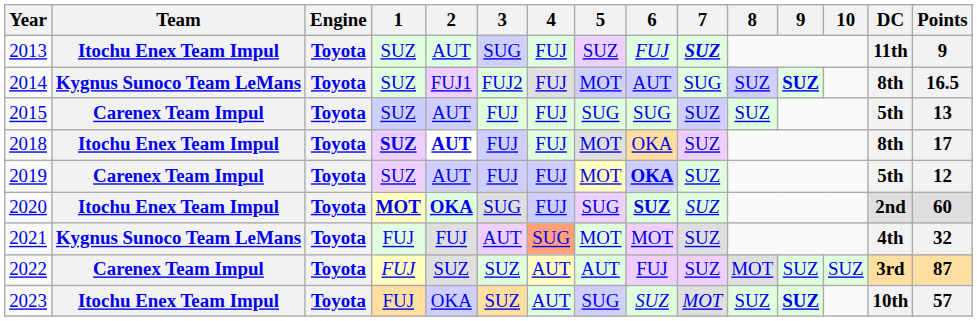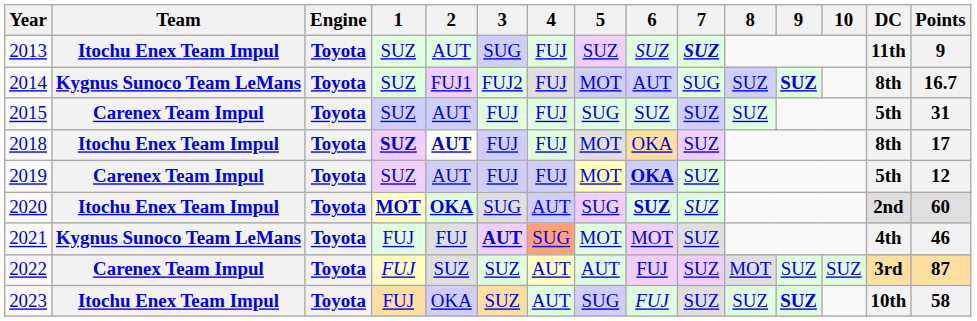(652, 50) FUJ -> (652, 50) SUZ
(942, 82) 16.5 -> (940, 82) 16.7
(652, 113) SUG -> (652, 113) SUZ
(942, 113) 13 -> (940, 113) 31
(551, 206) FUJ -> (551, 206) AUT
(502, 238) normal -> (502, 238) bold
(942, 238) 32 -> (940, 238) 46
(652, 300) SUZ -> (652, 300) FUJ
(702, 300) MOT -> (701, 300) SUZ
(942, 300) 57 -> (940, 300) 58
